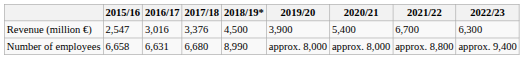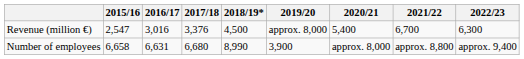(281, 29) 3,900 -> (298, 29) approx. 8,000
(298, 46) approx. 8,000 -> (281, 46) 3,900
